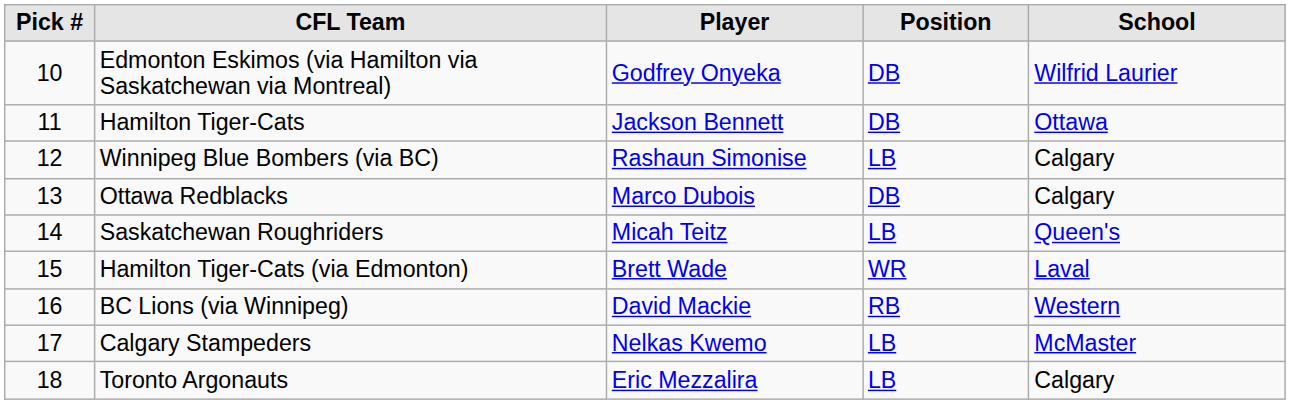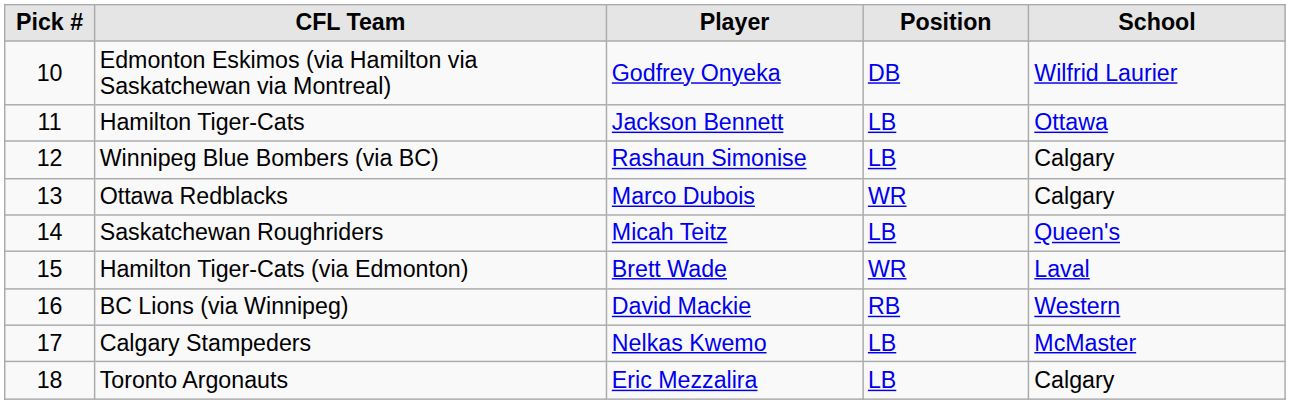(884, 122) DB -> (882, 122) LB
(884, 196) DB -> (887, 196) WR
